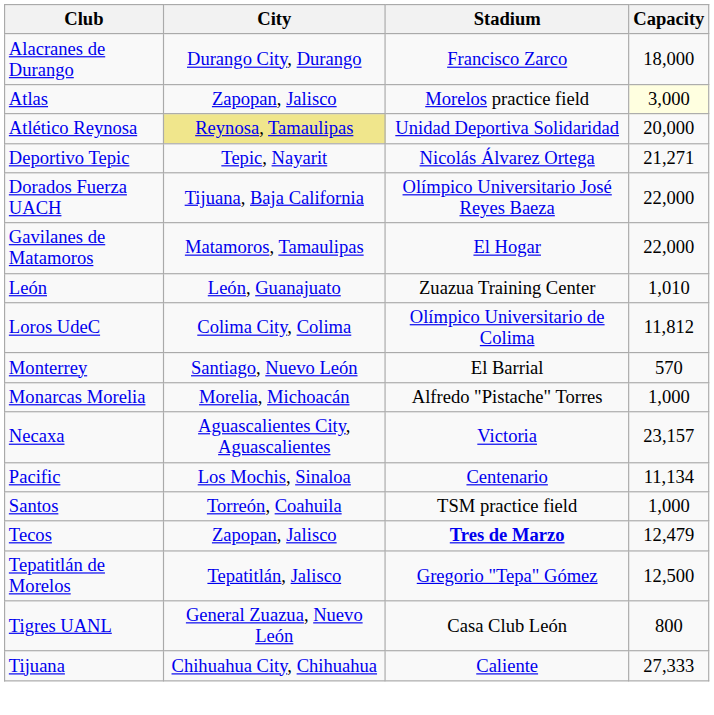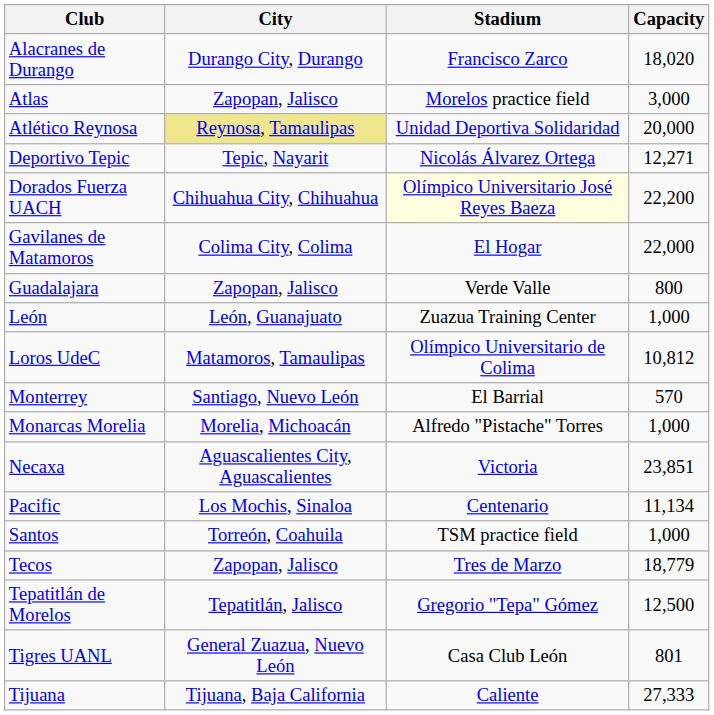(669, 59) 18,000 -> (669, 59) 18,020
(669, 98) lightyellow background -> (669, 98) no background
(669, 157) 21,271 -> (669, 157) 12,271
(274, 197) Tijuana, Baja California -> (275, 197) Chihuahua City, Chihuahua
(507, 197) no background -> (508, 197) lightyellow background
(669, 197) 22,000 -> (669, 197) 22,200
(274, 248) Matamoros, Tamaulipas -> (275, 248) Colima City, Colima
+ row: (54, 287)
(669, 287) 1,010 -> (669, 317) 1,000
(274, 327) Colima City, Colima -> (275, 357) Matamoros, Tamaulipas
(669, 327) 11,812 -> (669, 357) 10,812
(669, 436) 23,157 -> (669, 466) 23,851
(507, 535) bold -> (508, 565) normal
(669, 535) 12,479 -> (669, 565) 18,779
(669, 625) 800 -> (669, 655) 801
(274, 665) Chihuahua City, Chihuahua -> (275, 695) Tijuana, Baja California
